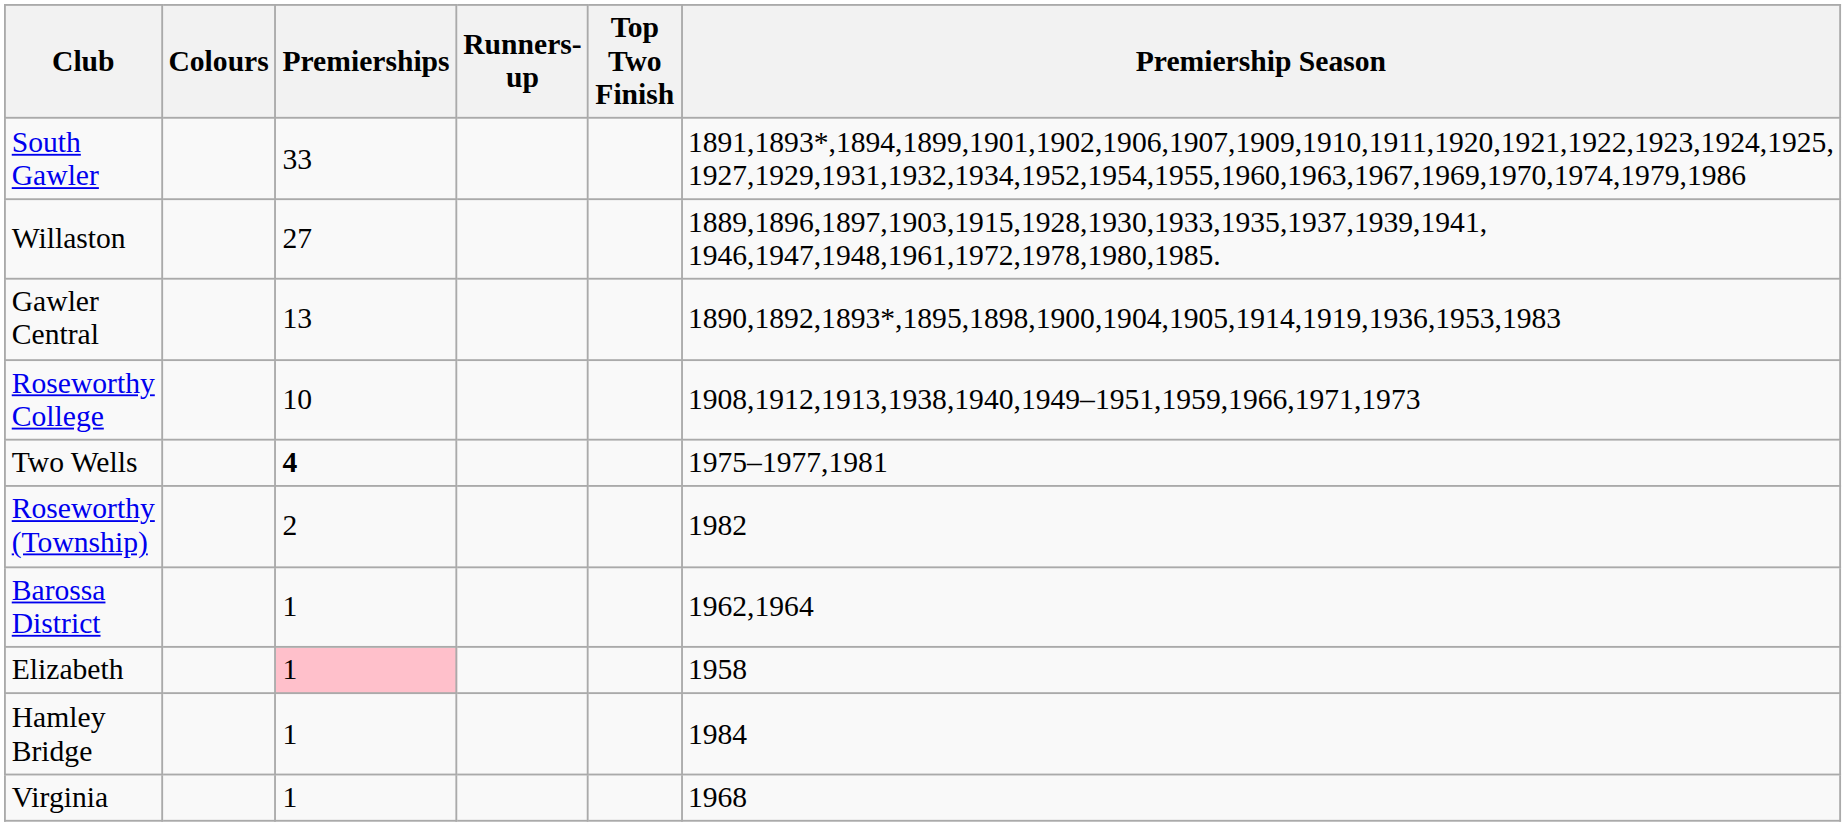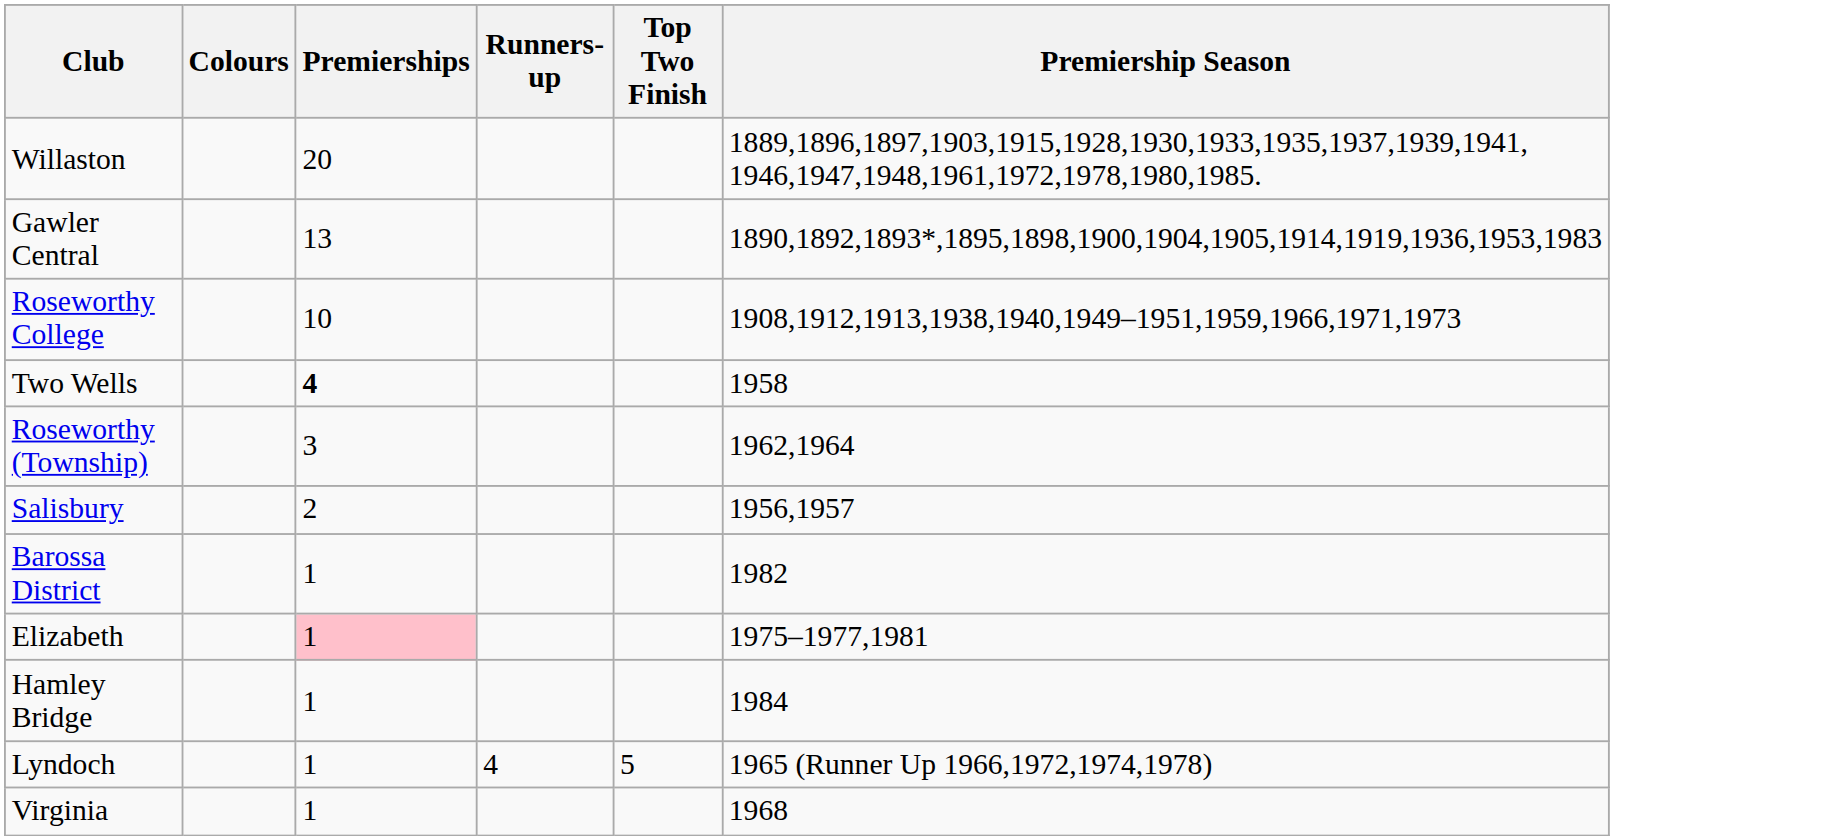- row: (55, 158)
(297, 238) 27 -> (317, 158) 20
(788, 462) 1975–1977,1981 -> (758, 382) 1958
(290, 526) 2 -> (310, 445) 3
(718, 526) 1982 -> (792, 445) 1962,1964
+ row: (68, 509)
(751, 606) 1962,1964 -> (758, 573) 1982
(718, 669) 1958 -> (829, 636) 1975–1977,1981
+ row: (64, 763)
